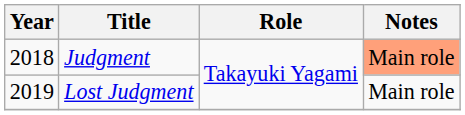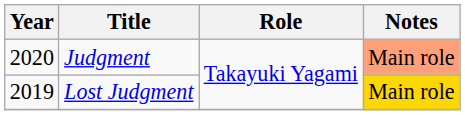(32, 57) 2018 -> (32, 57) 2020
(411, 92) no background -> (411, 92) gold background
